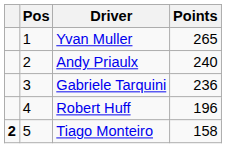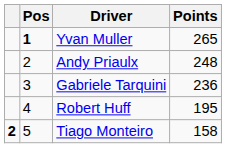(27, 39) normal -> (27, 39) bold
(205, 62) 240 -> (205, 62) 248
(205, 109) 196 -> (205, 109) 195
